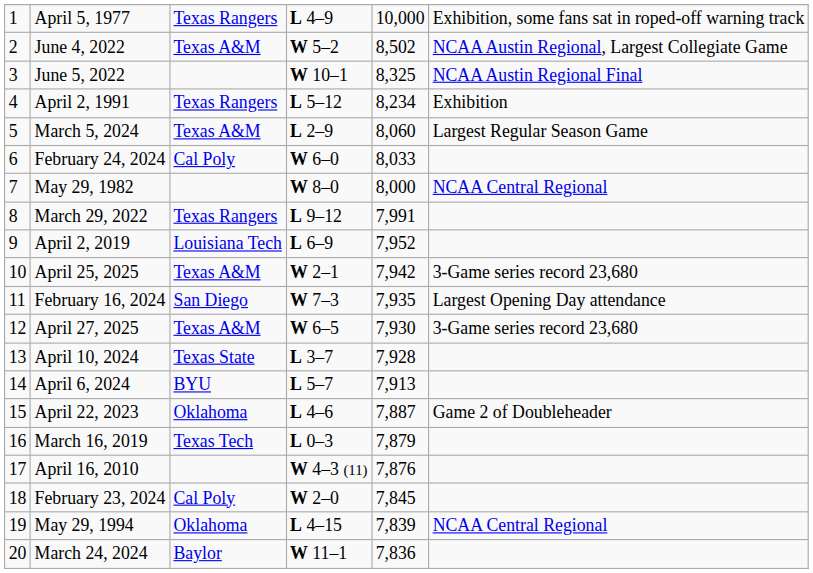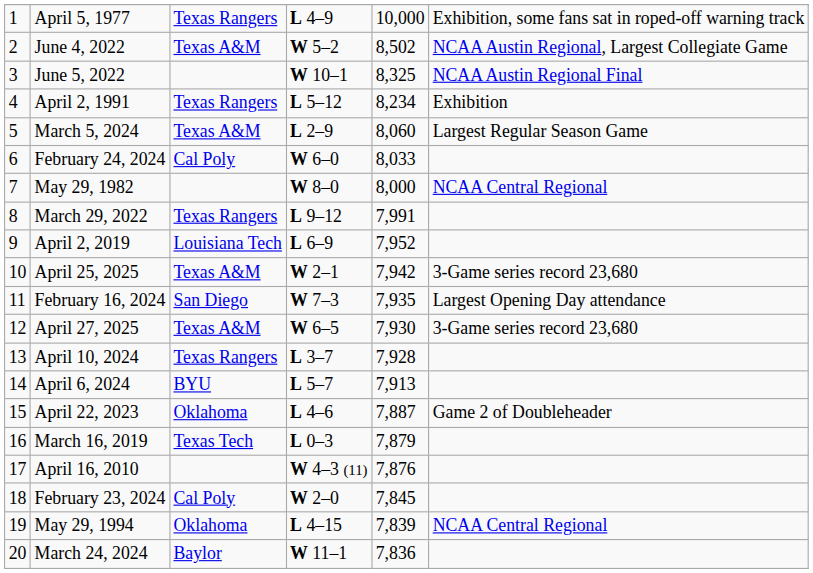(214, 356) Texas State -> (225, 356) Texas Rangers
